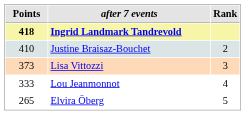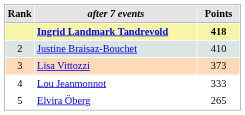columns swapped: (225, 13) <-> (26, 13)
